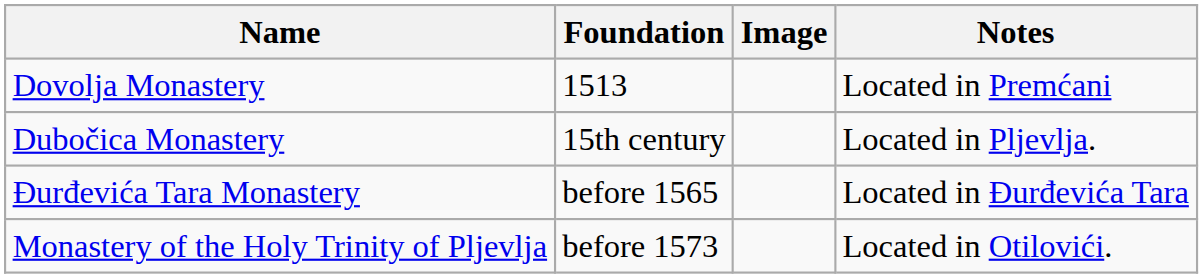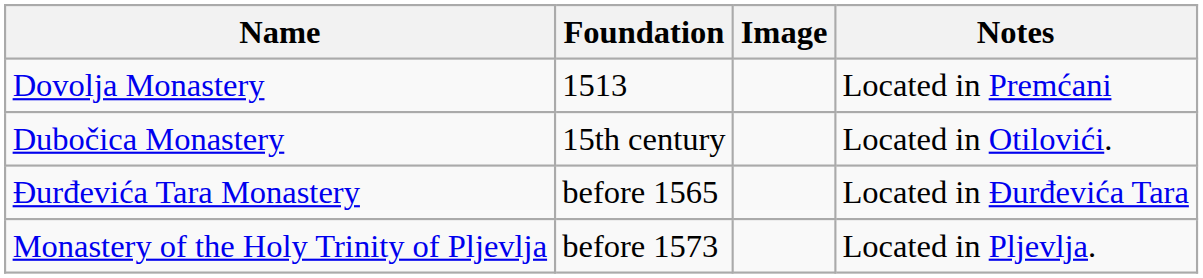(969, 138) Located in Pljevlja. -> (977, 138) Located in Otilovići.
(977, 246) Located in Otilovići. -> (969, 246) Located in Pljevlja.
